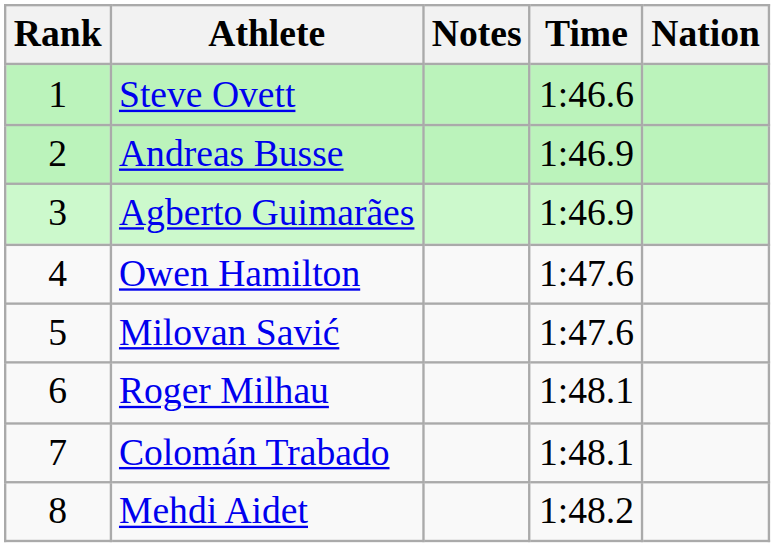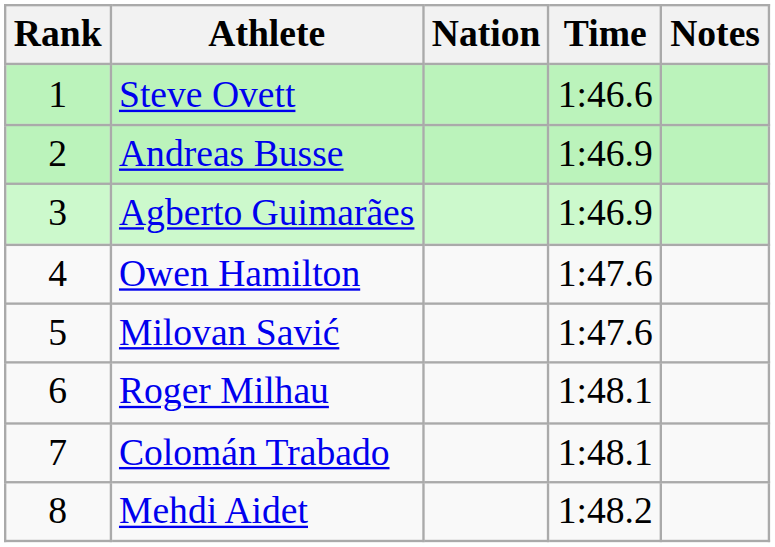columns swapped: (706, 34) <-> (477, 34)
